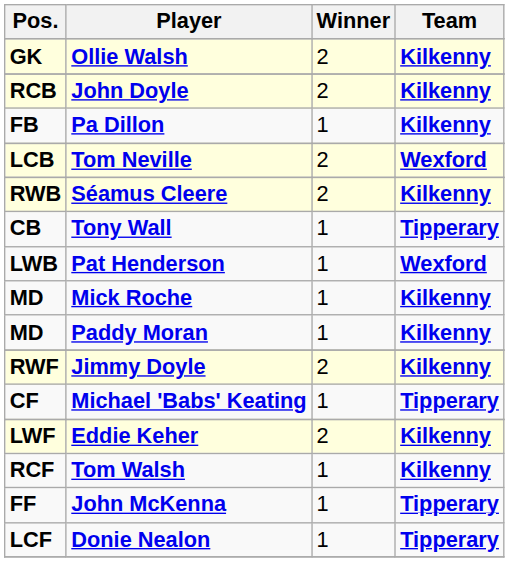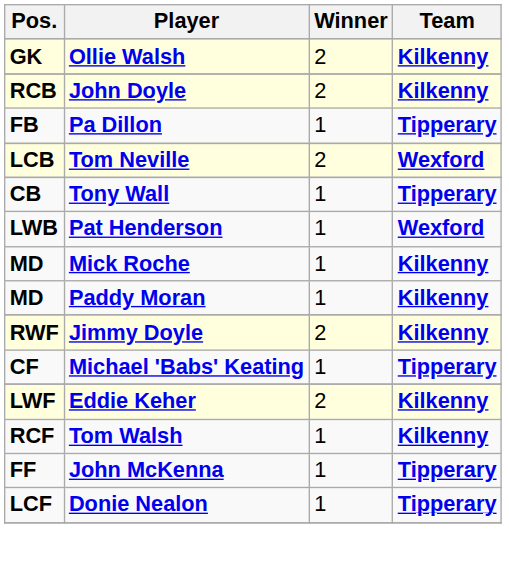(446, 125) Kilkenny -> (447, 125) Tipperary
- row: (149, 194)
